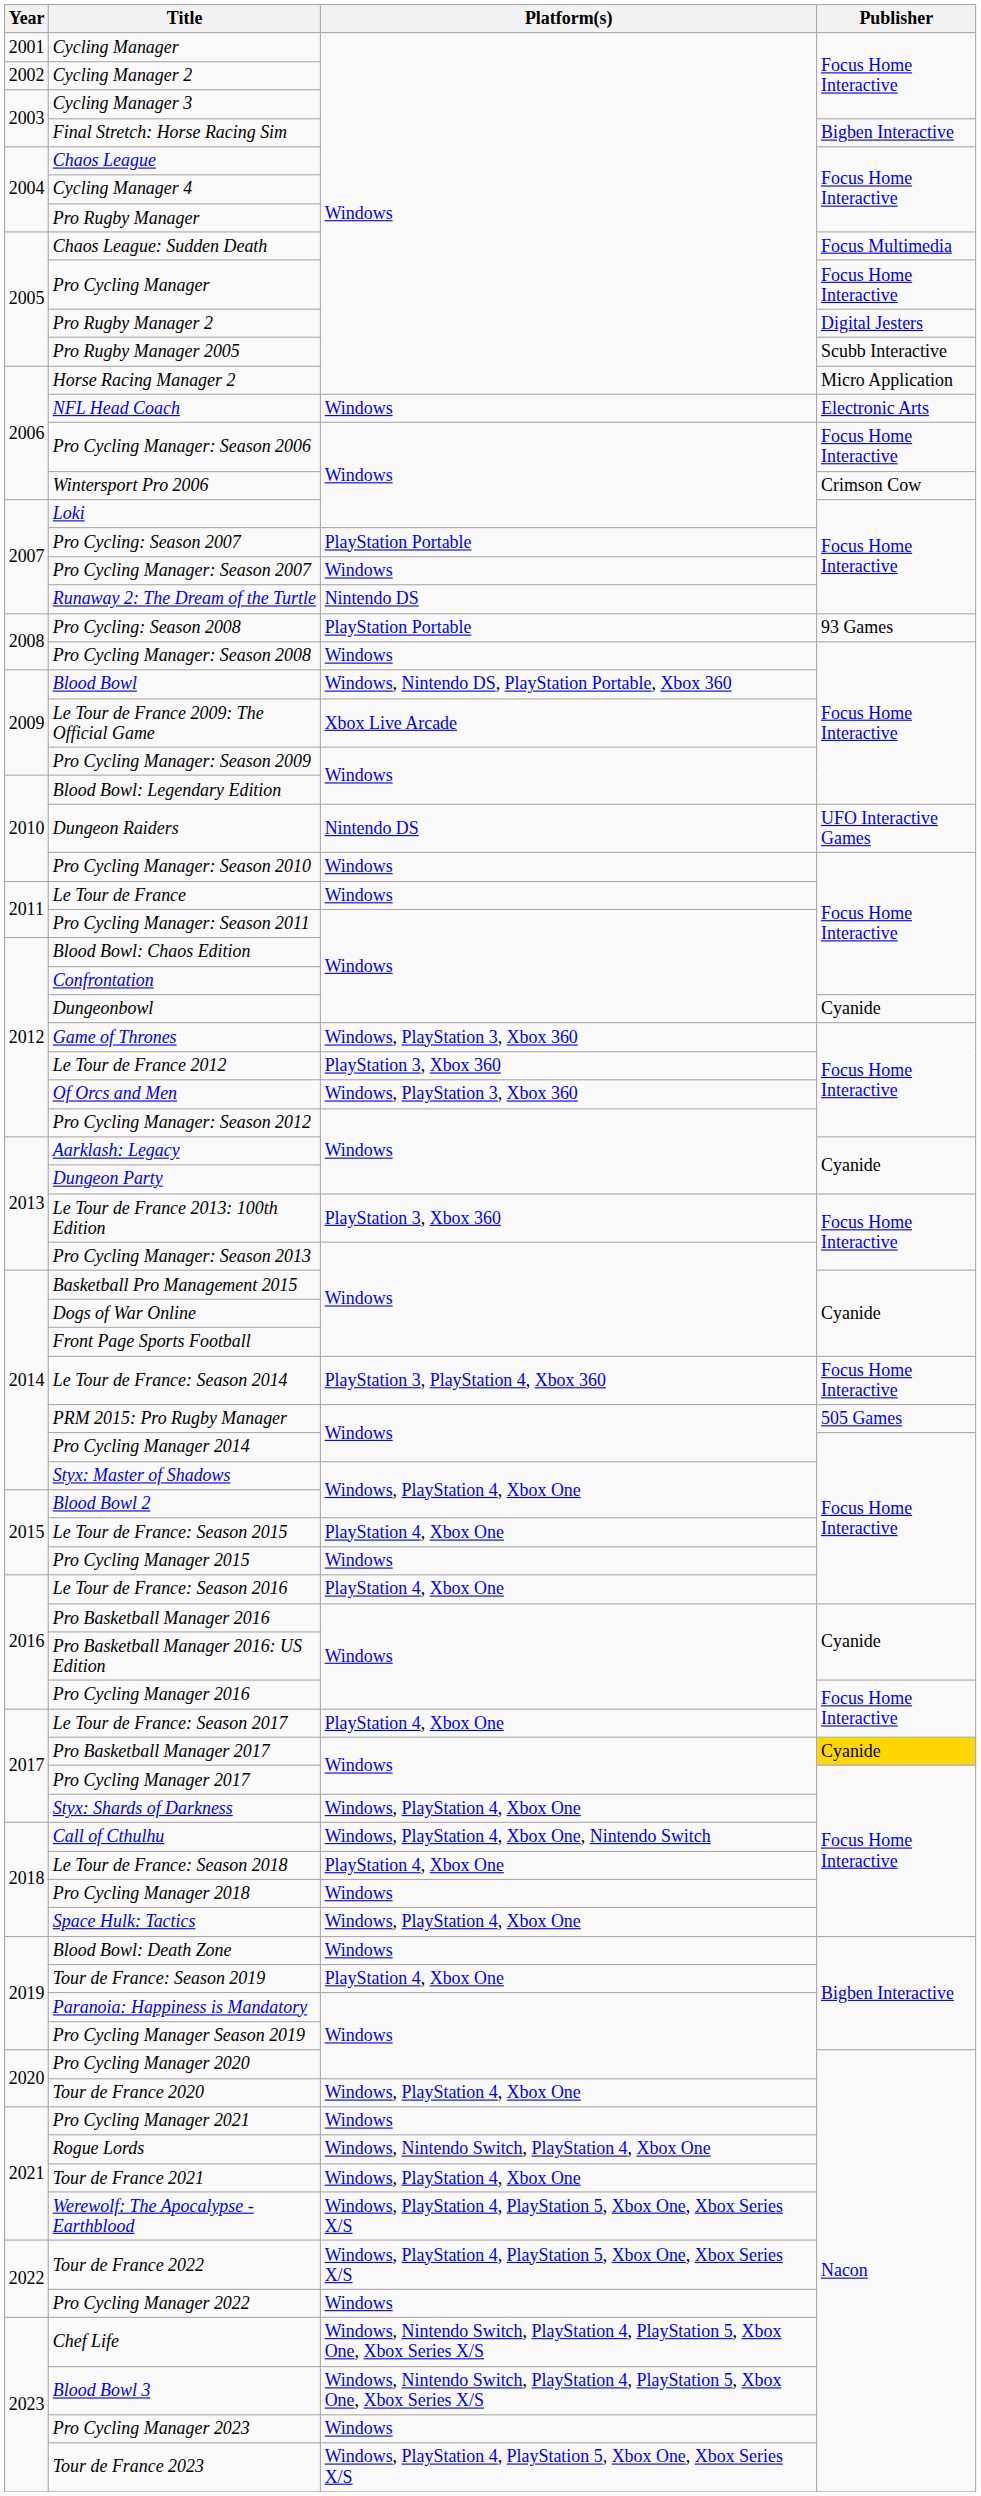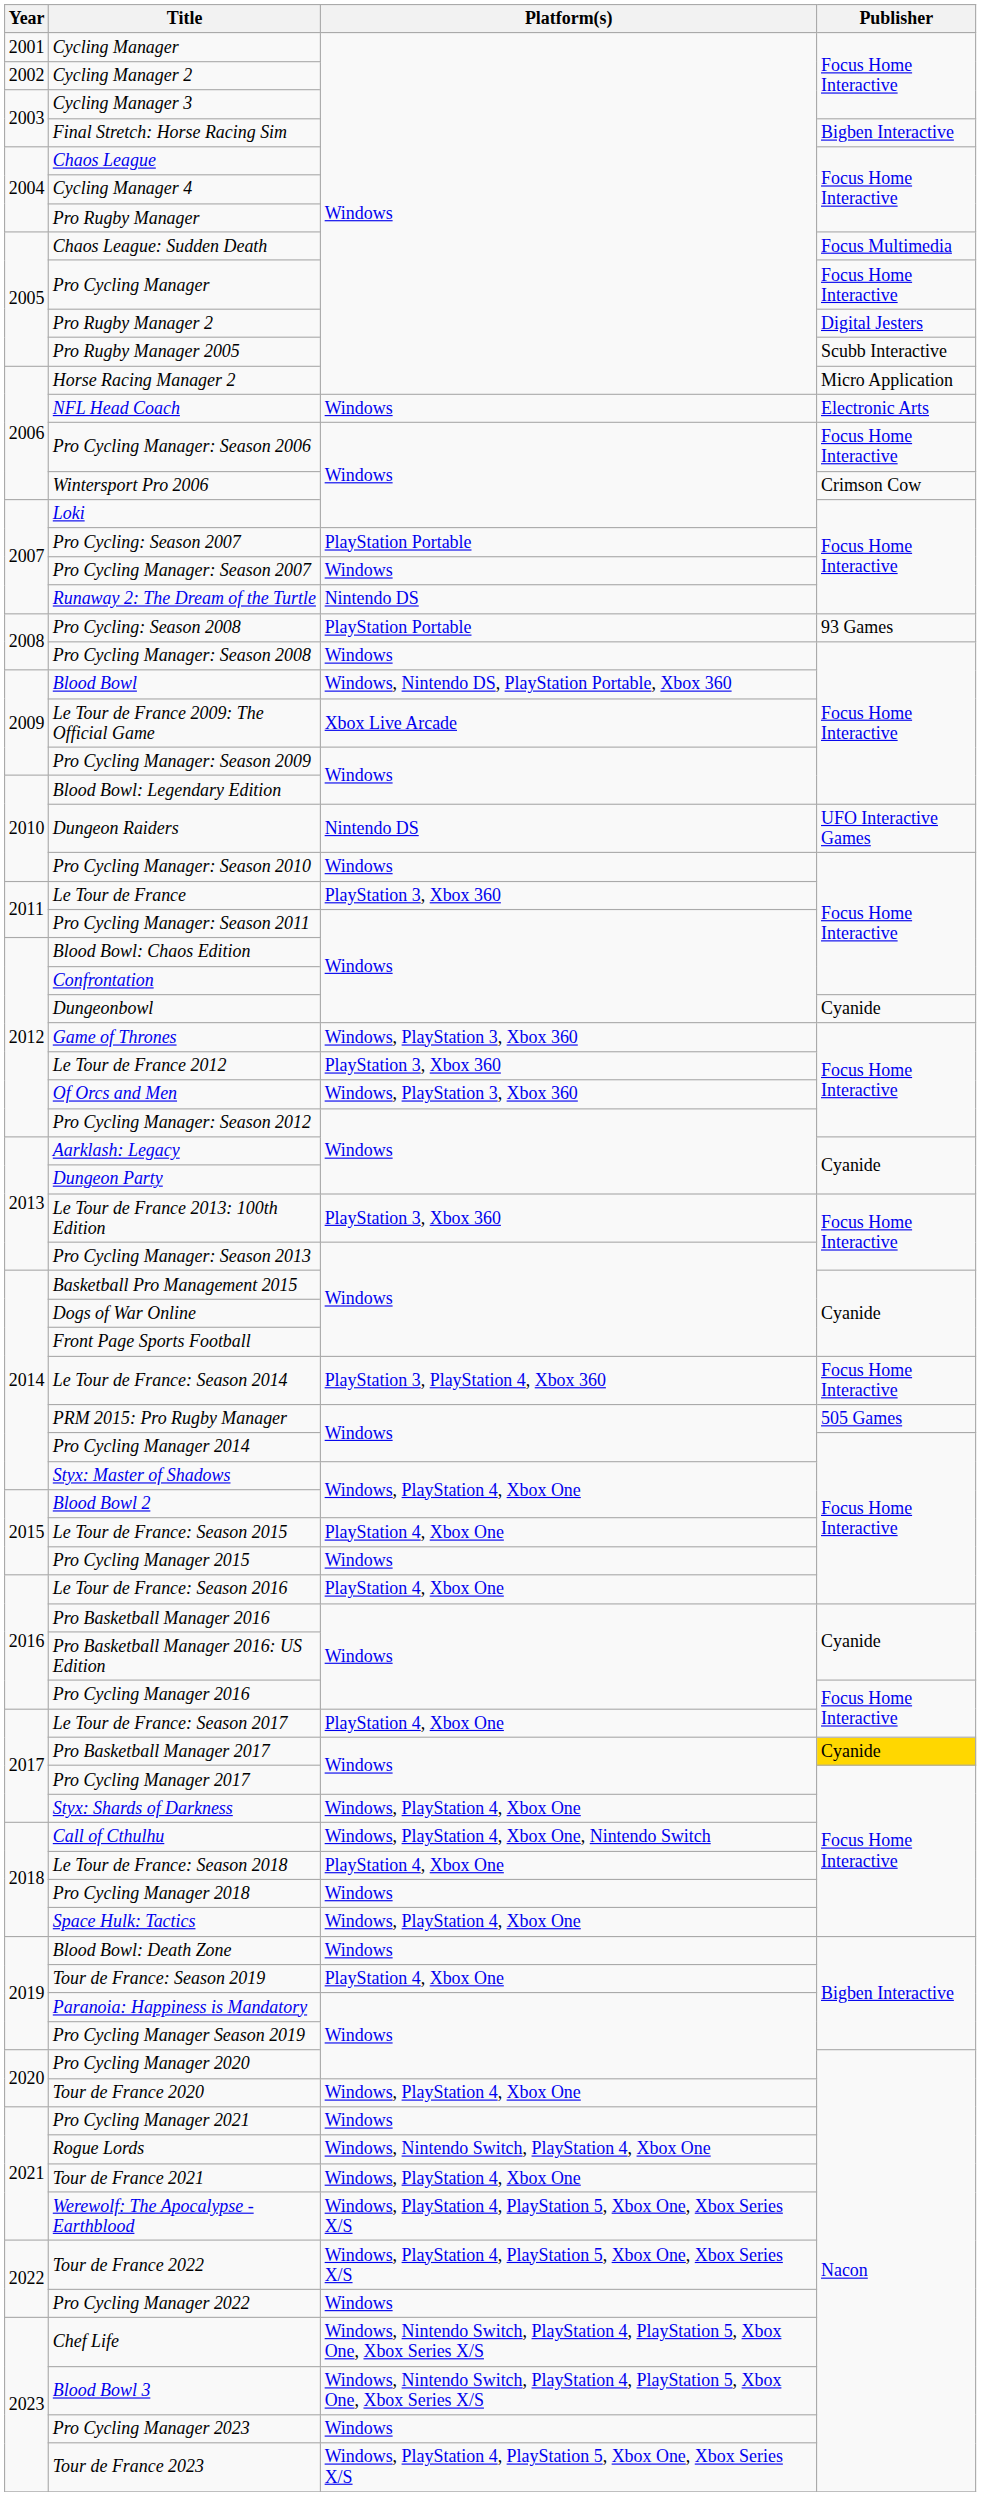(359, 895) Windows -> (413, 895) PlayStation 3, Xbox 360
